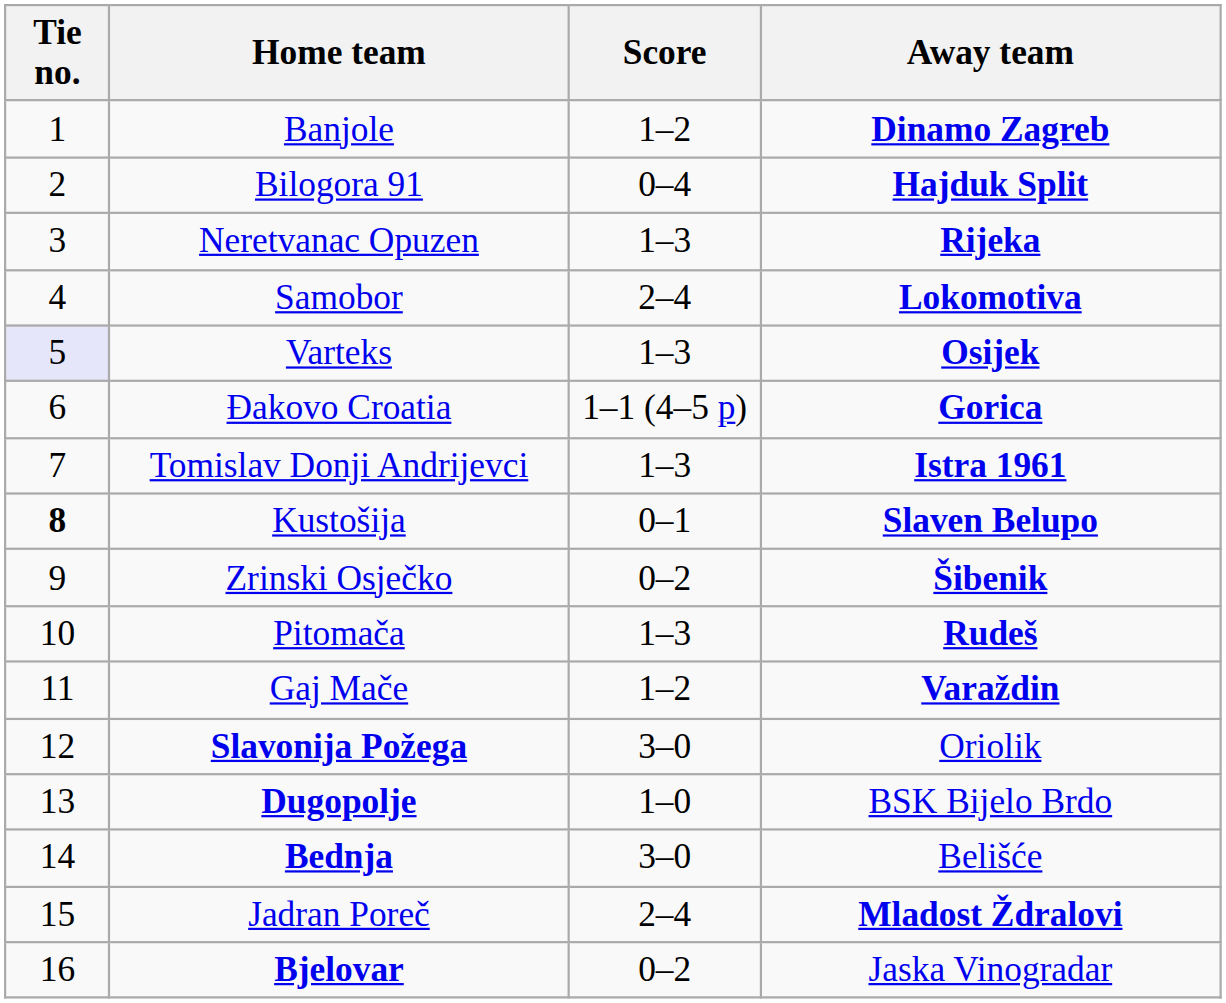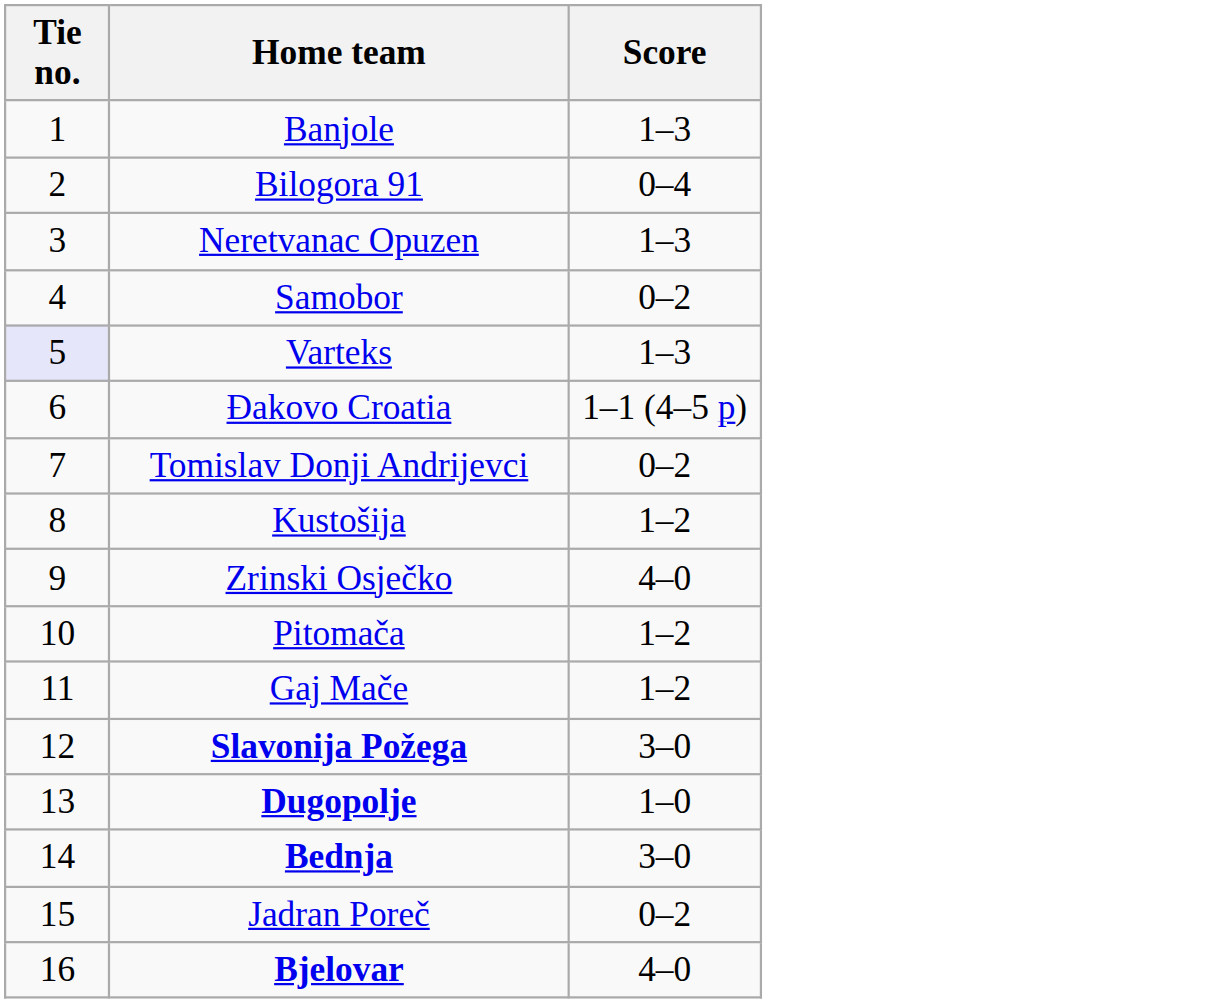- column: (990, 52)
(665, 128) 1–2 -> (665, 128) 1–3
(665, 296) 2–4 -> (665, 296) 0–2
(665, 464) 1–3 -> (665, 464) 0–2
(57, 520) bold -> (57, 520) normal
(665, 520) 0–1 -> (665, 520) 1–2
(665, 577) 0–2 -> (665, 577) 4–0
(665, 633) 1–3 -> (665, 633) 1–2
(665, 913) 2–4 -> (665, 913) 0–2
(665, 969) 0–2 -> (665, 969) 4–0
